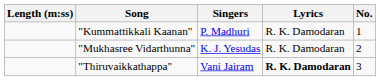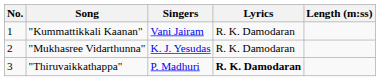columns swapped: (364, 13) <-> (40, 13)
(225, 31) P. Madhuri -> (177, 31) Vani Jairam
(227, 66) Vani Jairam -> (175, 66) P. Madhuri
